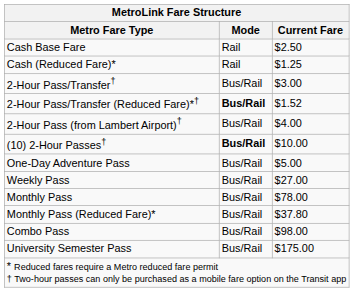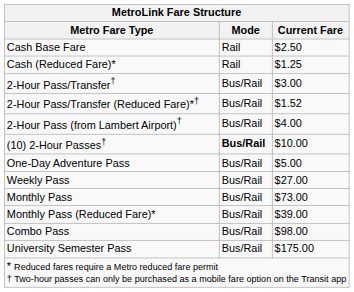(243, 103) bold -> (242, 103) normal
(291, 197) $78.00 -> (291, 197) $73.00
(291, 214) $37.80 -> (291, 214) $39.00
